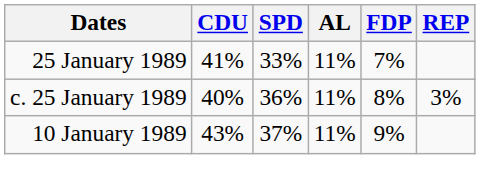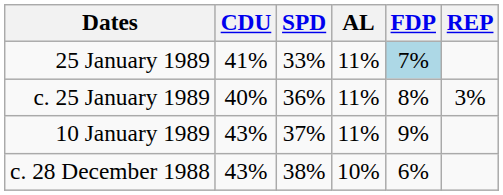(389, 60) no background -> (413, 60) lightblue background
+ row: (110, 171)
